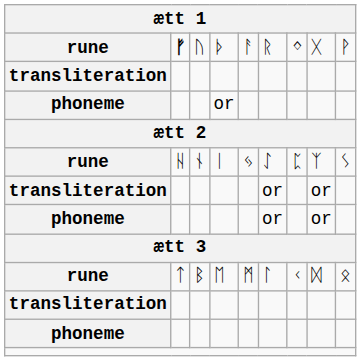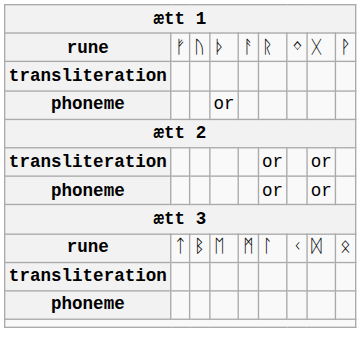(181, 48) bold -> (181, 48) normal
- row: (88, 162)
